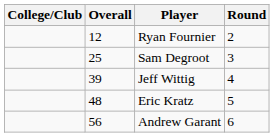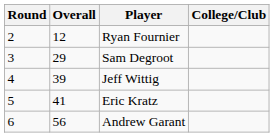columns swapped: (247, 15) <-> (45, 15)
(95, 57) 25 -> (59, 57) 29
(95, 100) 48 -> (59, 100) 41
